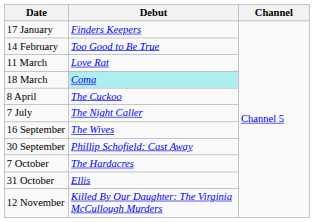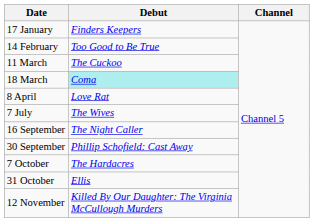(90, 63) Love Rat -> (96, 63) The Cuckoo
(96, 96) The Cuckoo -> (90, 96) Love Rat
(107, 113) The Night Caller -> (93, 113) The Wives
(93, 130) The Wives -> (107, 130) The Night Caller
